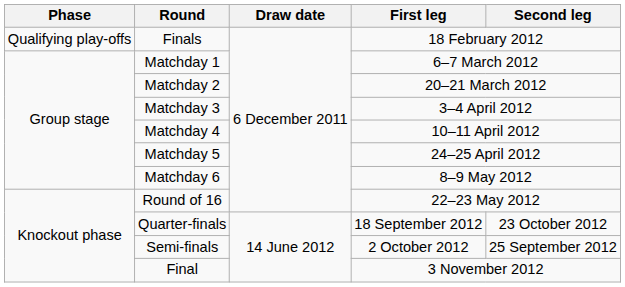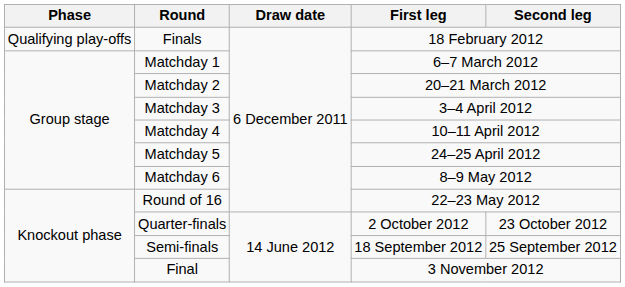(418, 223) 18 September 2012 -> (418, 223) 2 October 2012
(418, 246) 2 October 2012 -> (418, 246) 18 September 2012
